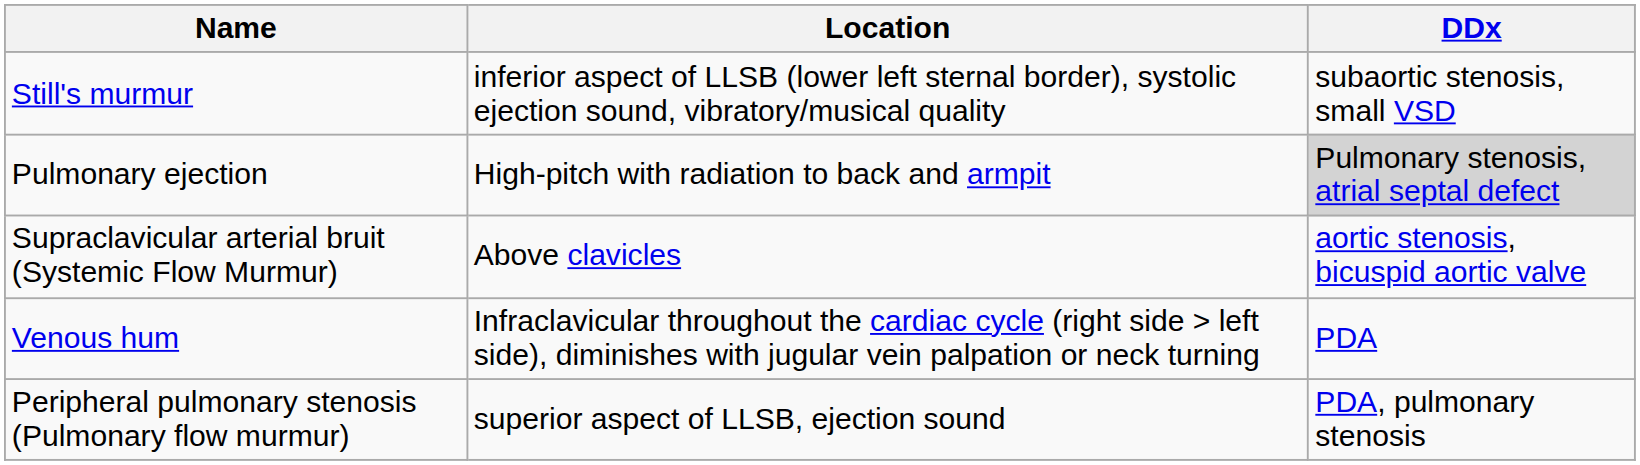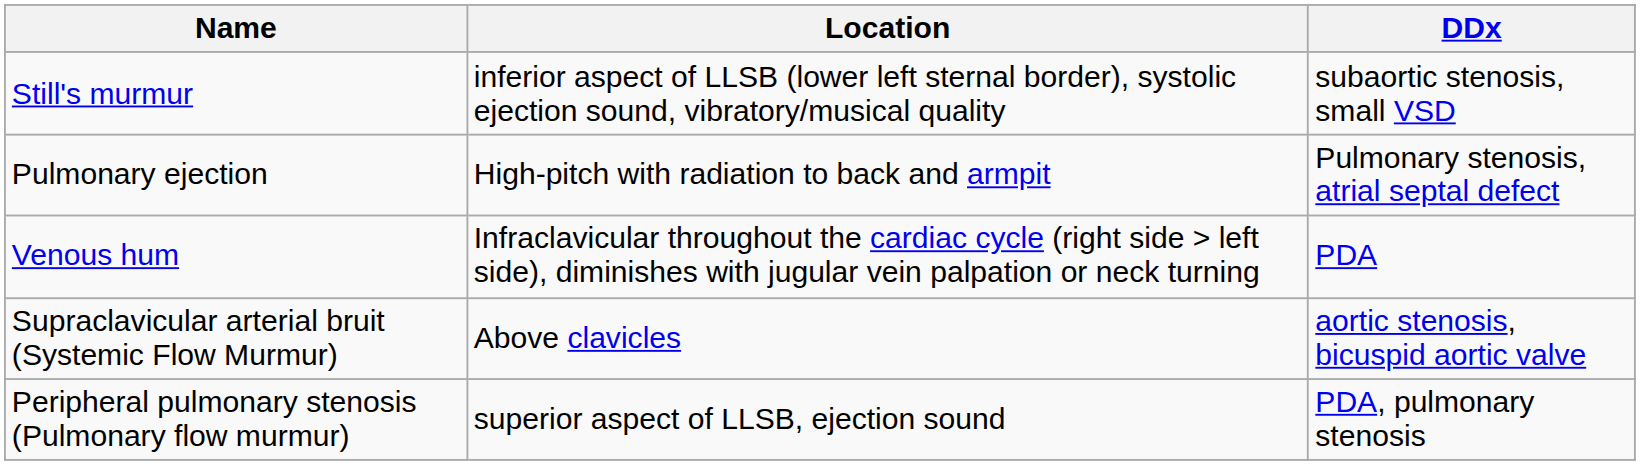(1451, 174) lightgrey background -> (1451, 174) no background
rows swapped: (95, 337) <-> (198, 256)
